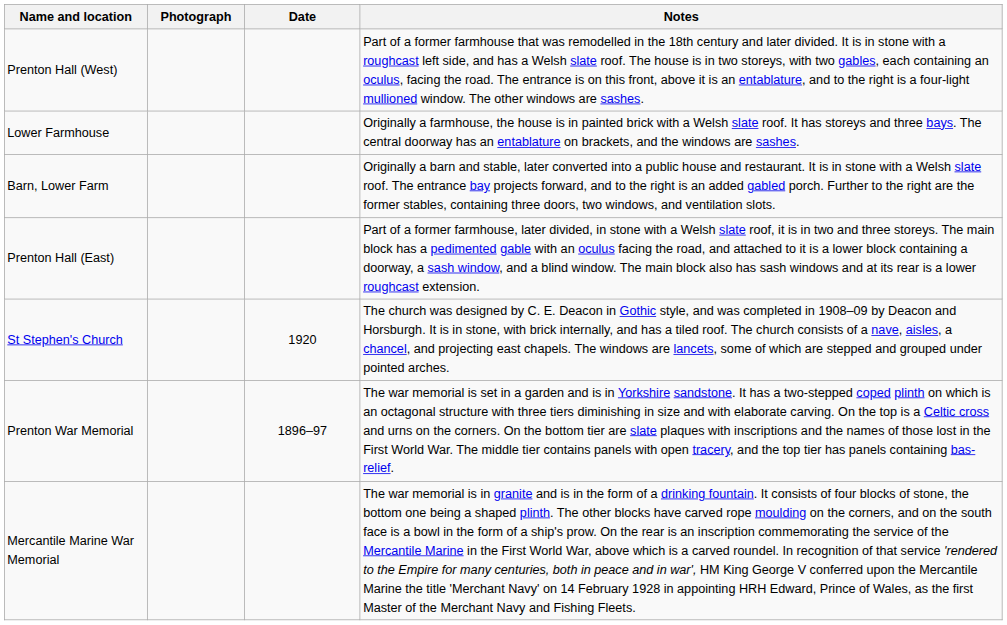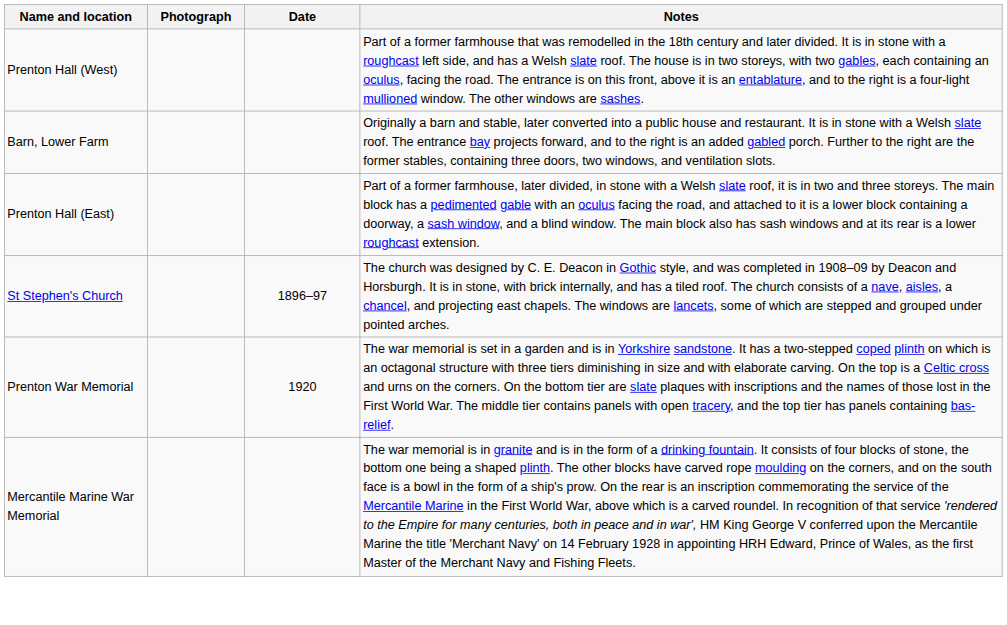- row: (58, 132)
(302, 339) 1920 -> (302, 296) 1896–97
(302, 431) 1896–97 -> (302, 387) 1920
